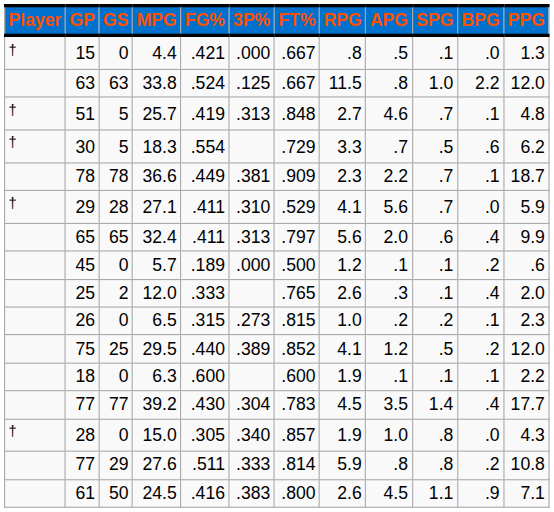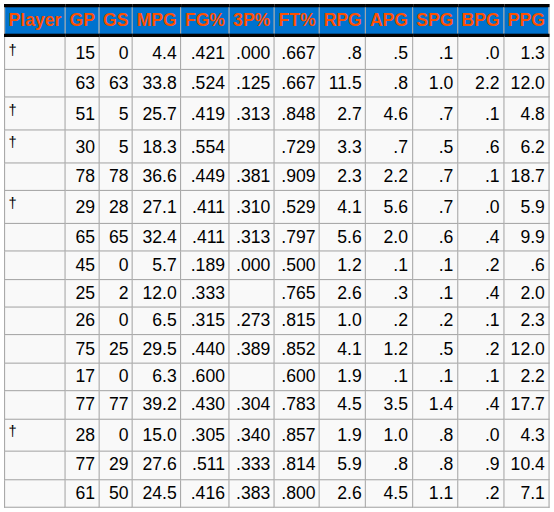(85, 376) 18 -> (85, 376) 17
(492, 465) .2 -> (492, 465) .9
(528, 465) 10.8 -> (528, 465) 10.4
(492, 493) .9 -> (492, 493) .2
